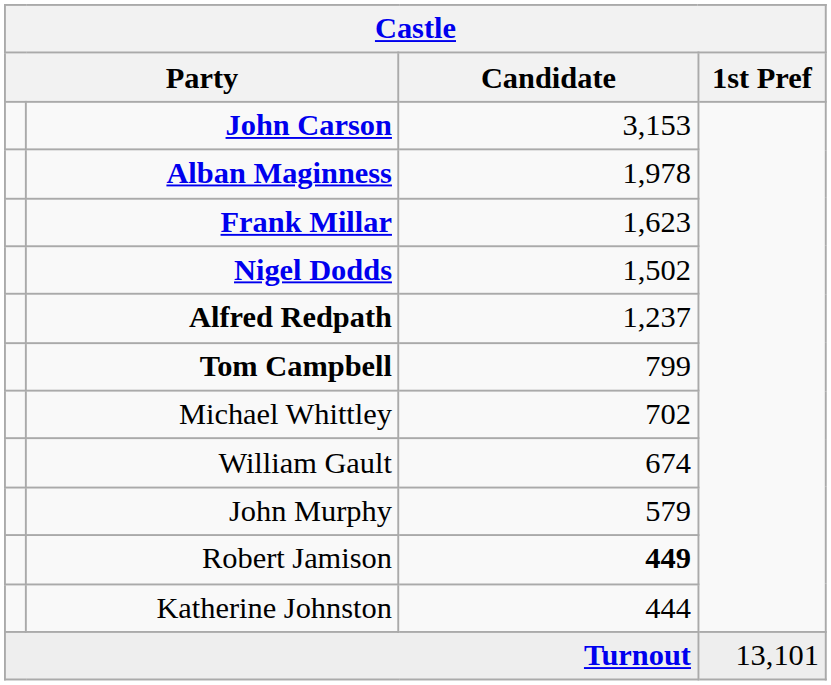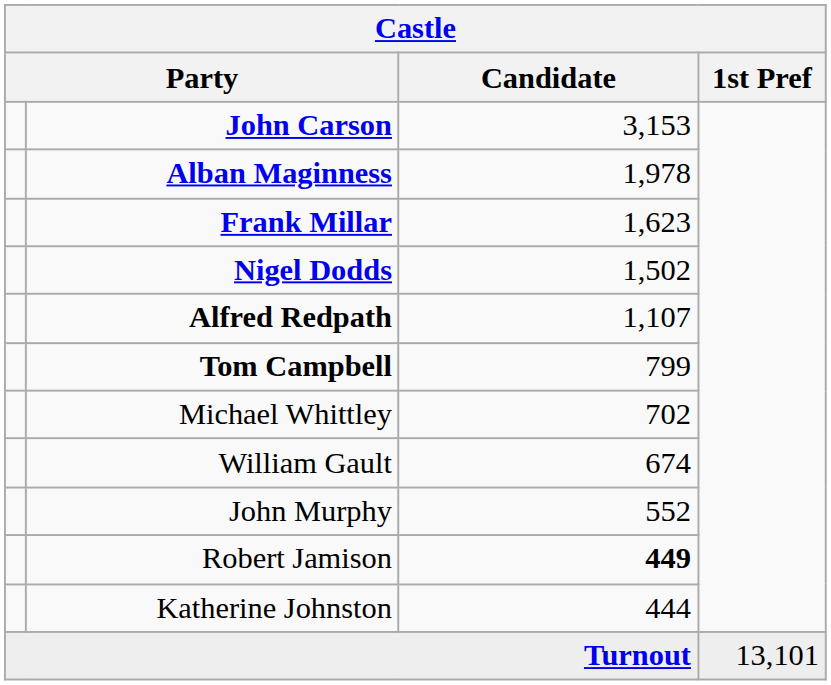(657, 317) 1,237 -> (657, 317) 1,107
(668, 510) 579 -> (668, 510) 552
